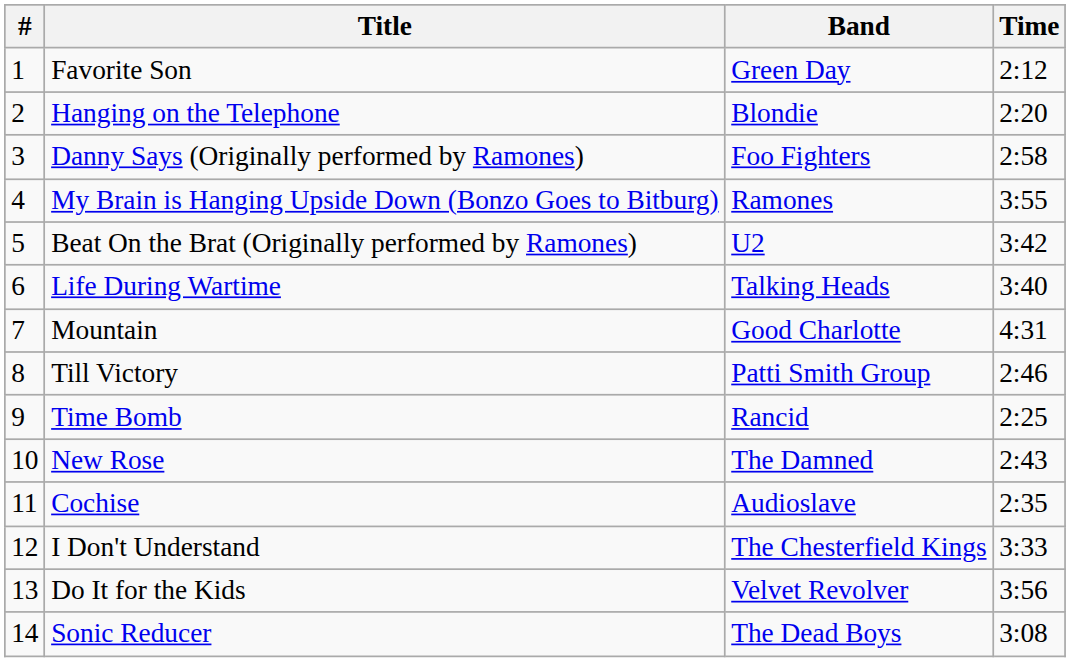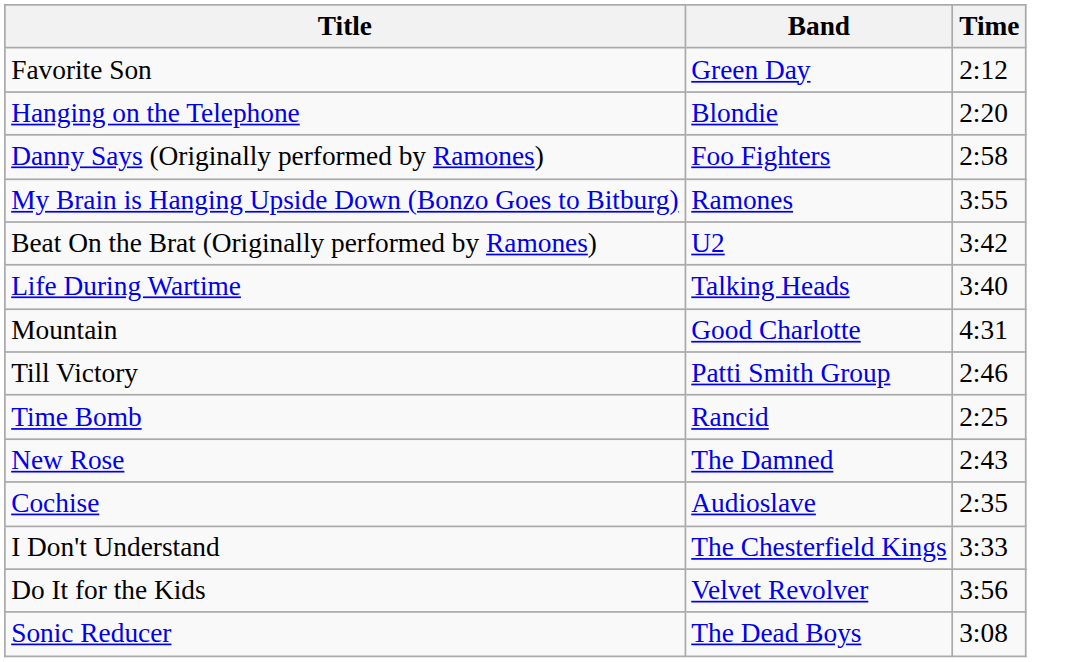- column: (25, 26)
